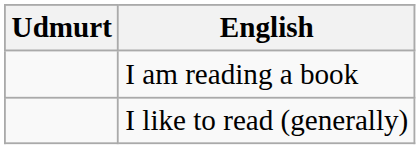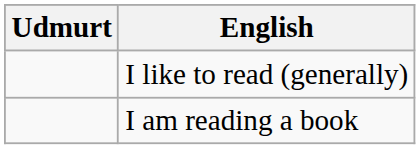rows swapped: (267, 119) <-> (242, 73)
